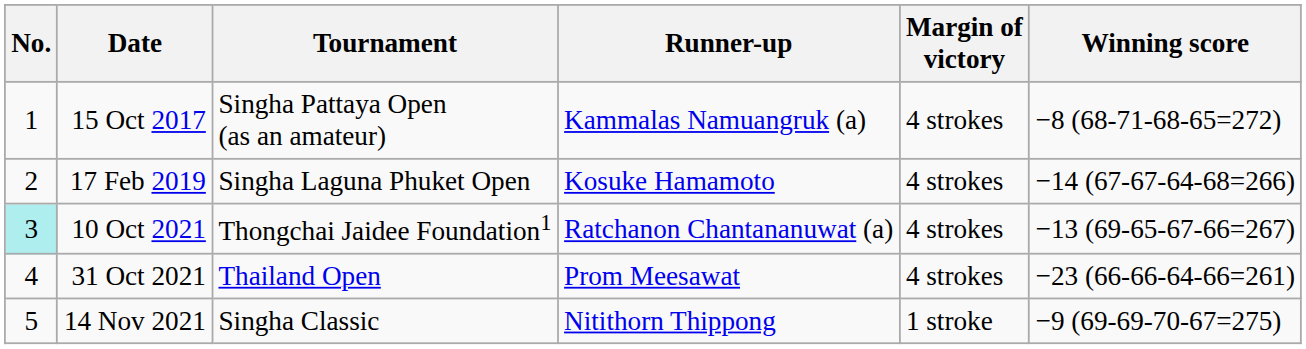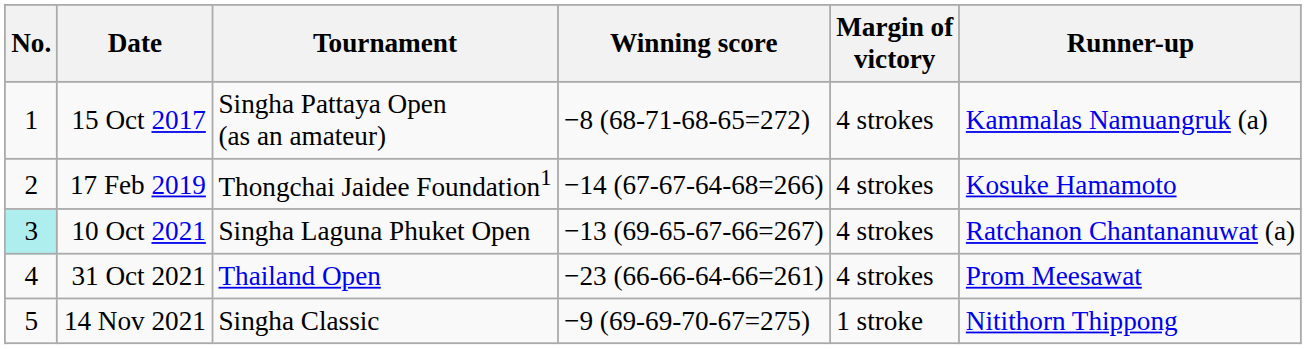columns swapped: (1165, 43) <-> (729, 43)
(374, 181) Singha Laguna Phuket Open -> (385, 184) Thongchai Jaidee Foundation1
(385, 228) Thongchai Jaidee Foundation1 -> (374, 231) Singha Laguna Phuket Open
